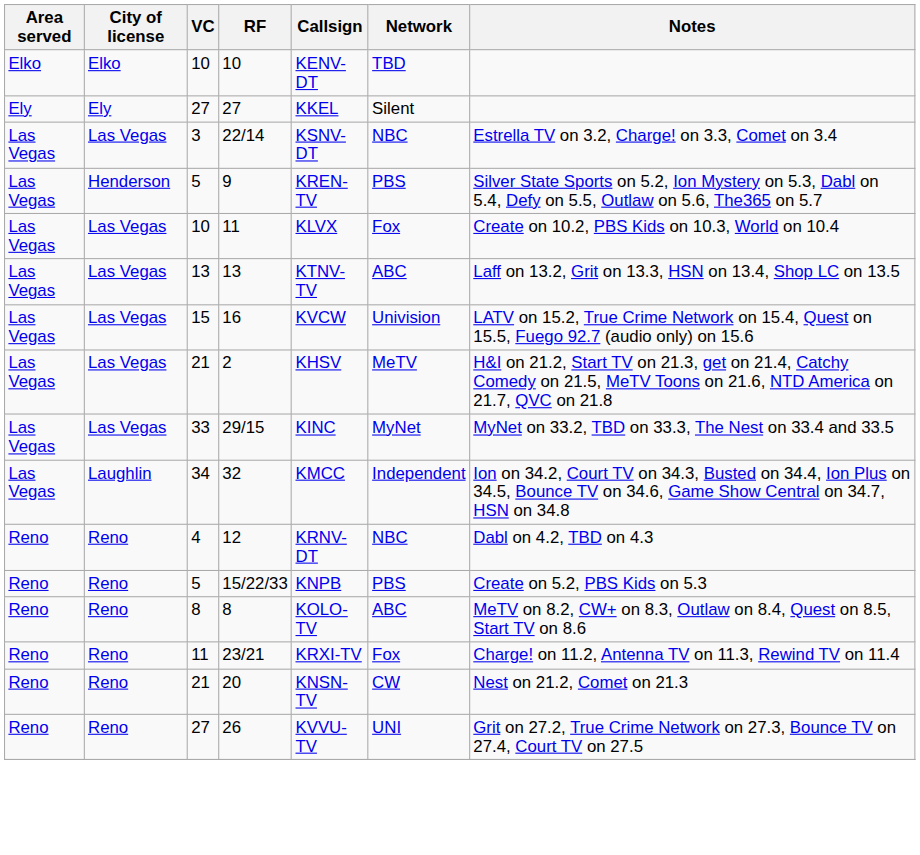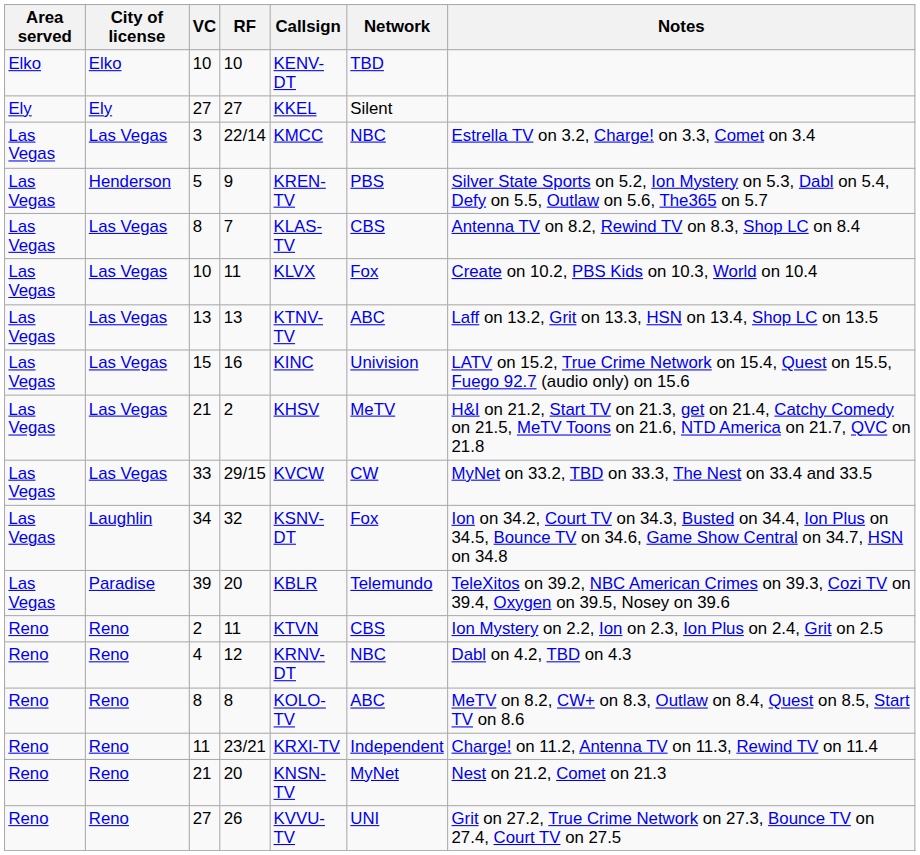(321, 145) KSNV-DT -> (298, 135) KMCC
+ row: (197, 226)
(321, 317) KVCW -> (294, 363) KINC
(316, 427) KINC -> (299, 473) KVCW
(396, 427) MyNet -> (364, 473) CW
(320, 473) KMCC -> (299, 528) KSNV-DT
(419, 473) Independent -> (364, 518) Fox
+ row: (202, 583)
+ row: (197, 628)
- row: (196, 583)
(386, 655) Fox -> (397, 746) Independent
(386, 682) CW -> (375, 773) MyNet
